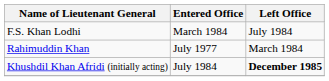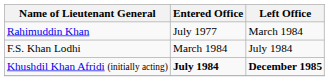rows swapped: (48, 48) <-> (44, 31)
(195, 66) normal -> (196, 66) bold
